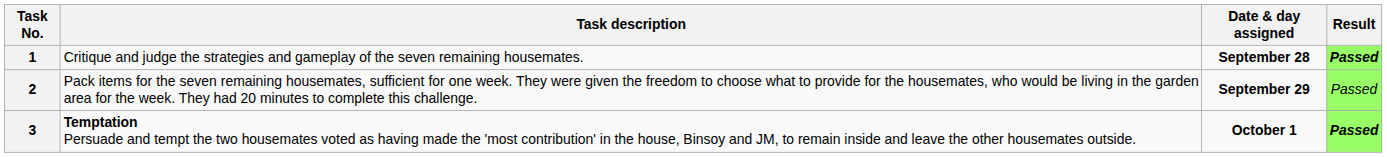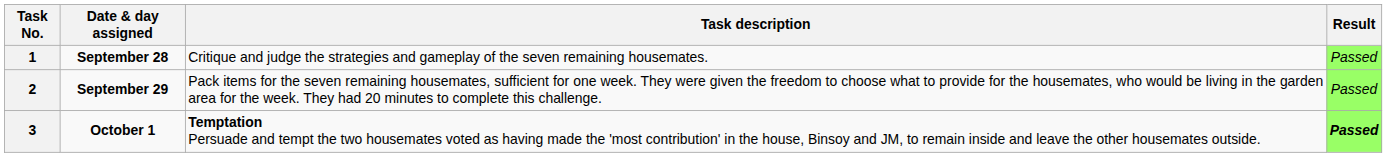columns swapped: (1264, 25) <-> (631, 25)
(1354, 57) bold -> (1354, 57) normal
